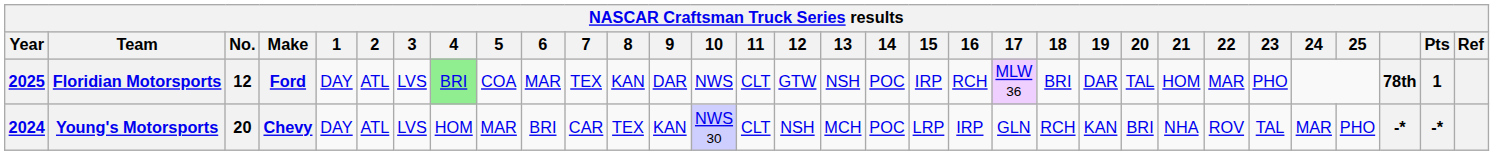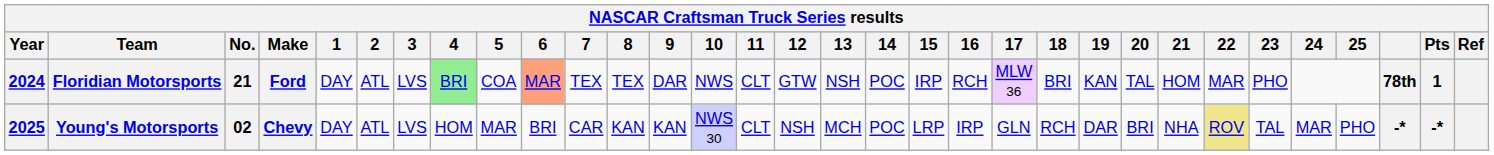(27, 81) 2025 -> (27, 81) 2024
(242, 81) 12 -> (242, 81) 21
(543, 81) no background -> (543, 81) lightsalmon background
(628, 81) KAN -> (628, 81) TEX
(1101, 81) DAR -> (1101, 81) KAN
(27, 127) 2024 -> (27, 127) 2025
(242, 127) 20 -> (242, 127) 02
(628, 127) TEX -> (628, 127) KAN
(1101, 127) KAN -> (1101, 127) DAR
(1226, 127) no background -> (1226, 127) khaki background
